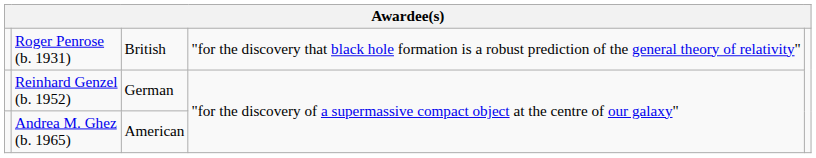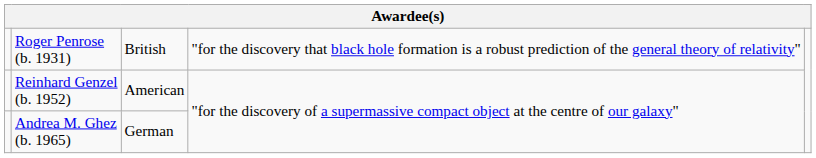(149, 90) German -> (155, 90) American
(155, 131) American -> (149, 131) German
